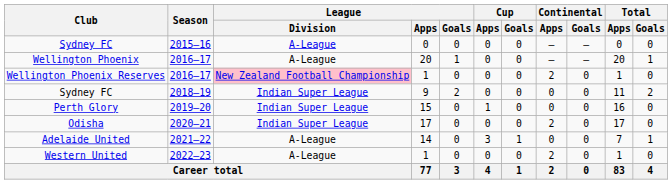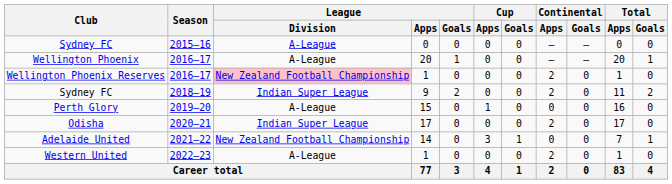(552, 92) 0 -> (552, 92) 2
(312, 108) Indian Super League -> (312, 108) A-League
(312, 139) A-League -> (312, 139) New Zealand Football Championship
